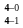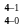rows swapped: (12, 7) <-> (12, 21)
